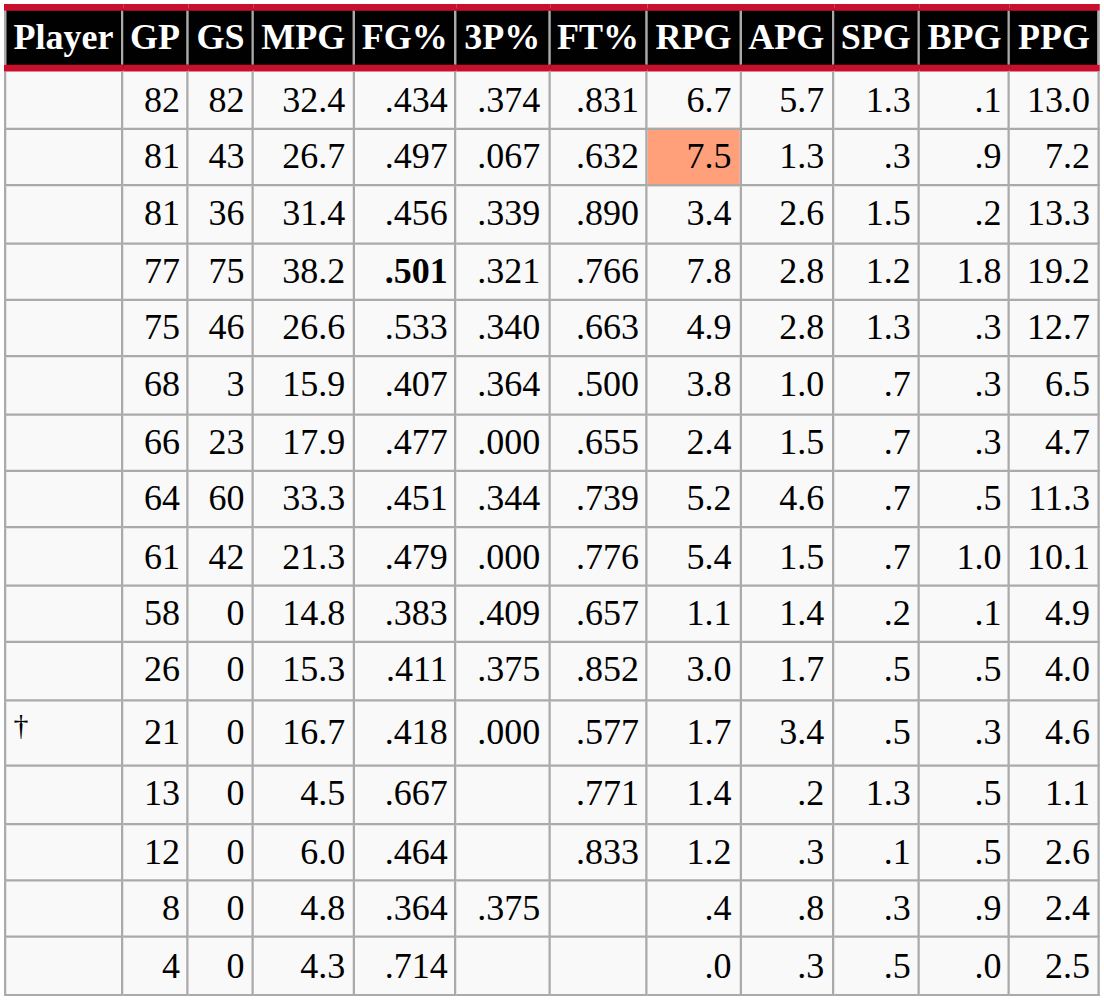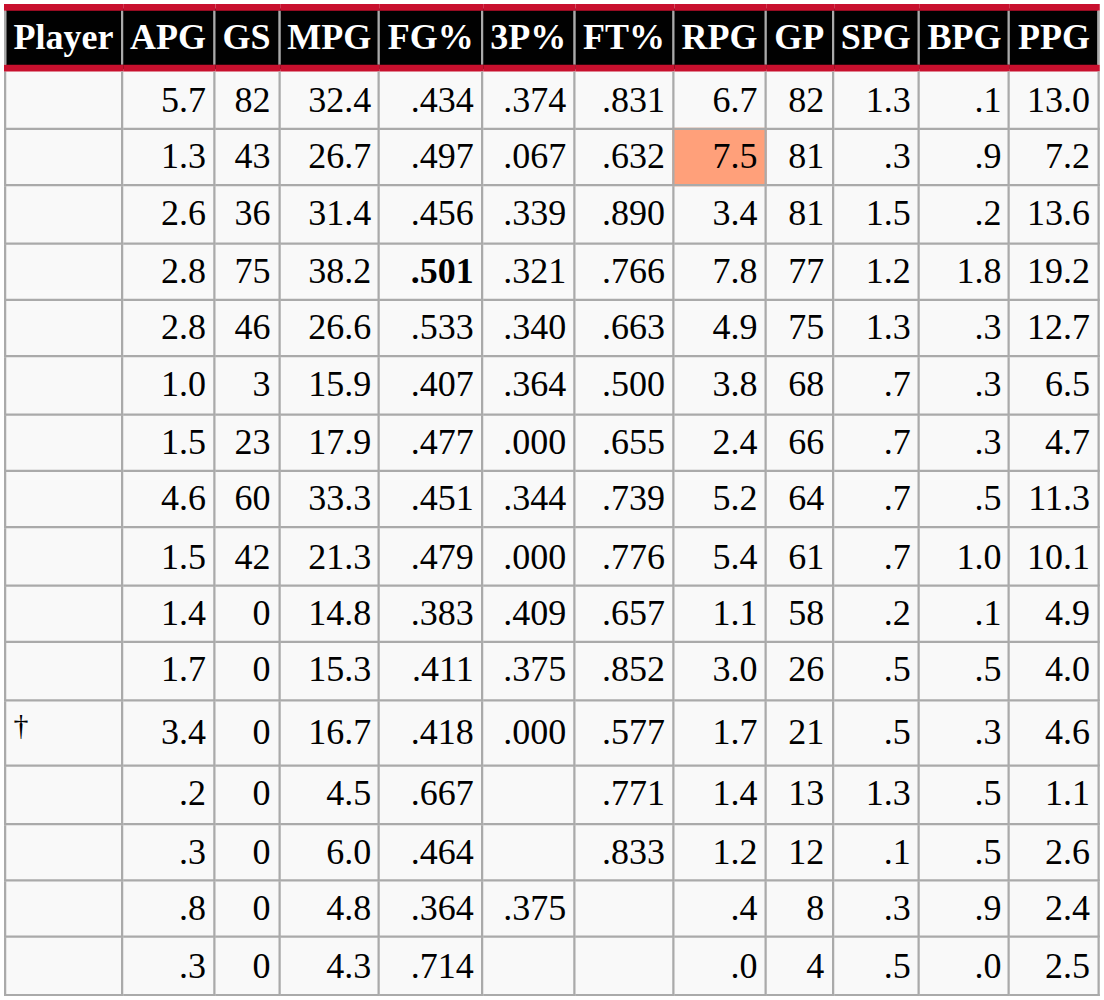columns swapped: (155, 37) <-> (786, 37)
(1058, 213) 13.3 -> (1058, 213) 13.6
